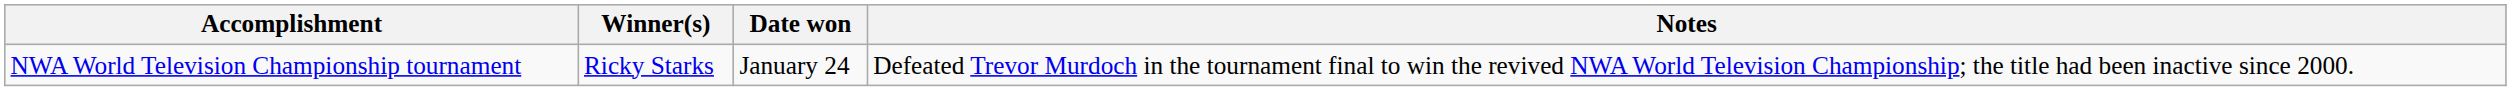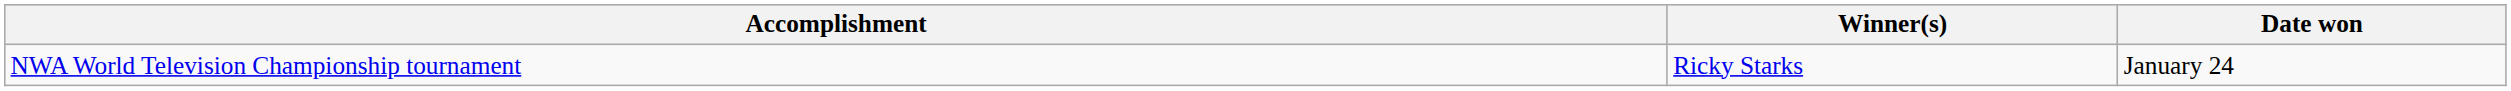- column: (1687, 24)
